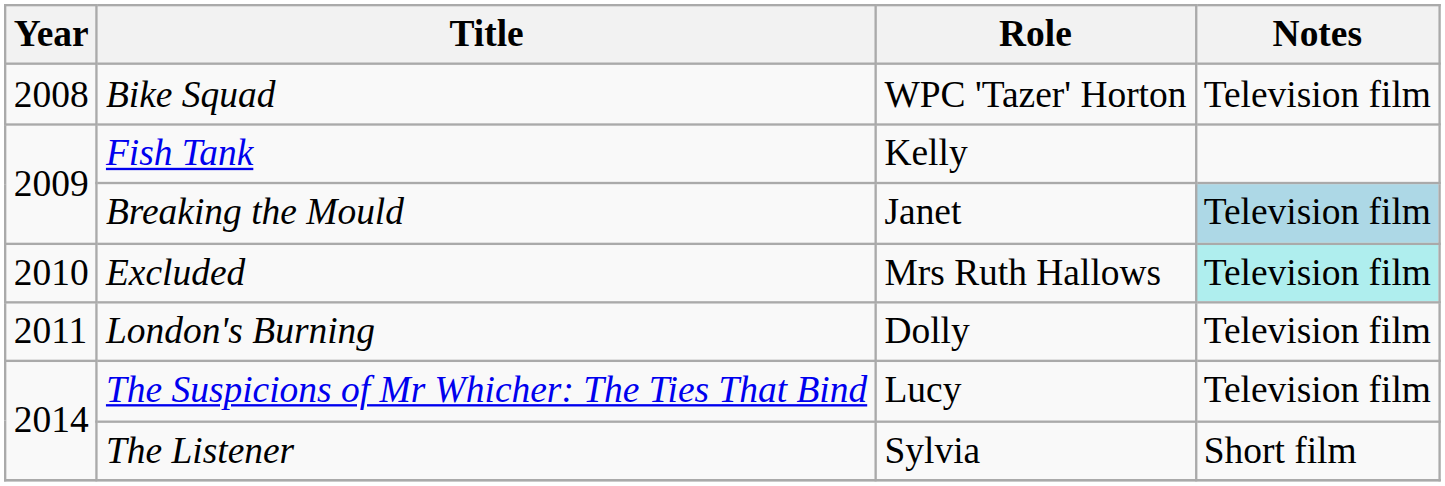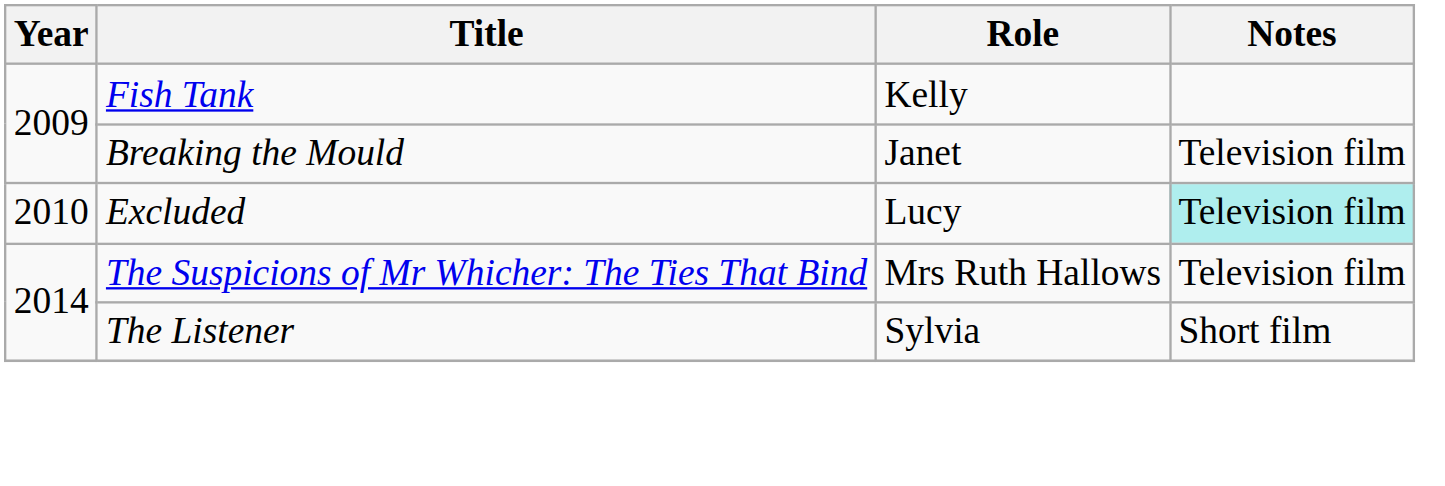- row: (191, 93)
(1317, 212) lightblue background -> (1292, 152) no background
(1023, 271) Mrs Ruth Hallows -> (923, 212) Lucy
- row: (240, 331)
(923, 390) Lucy -> (1023, 271) Mrs Ruth Hallows
